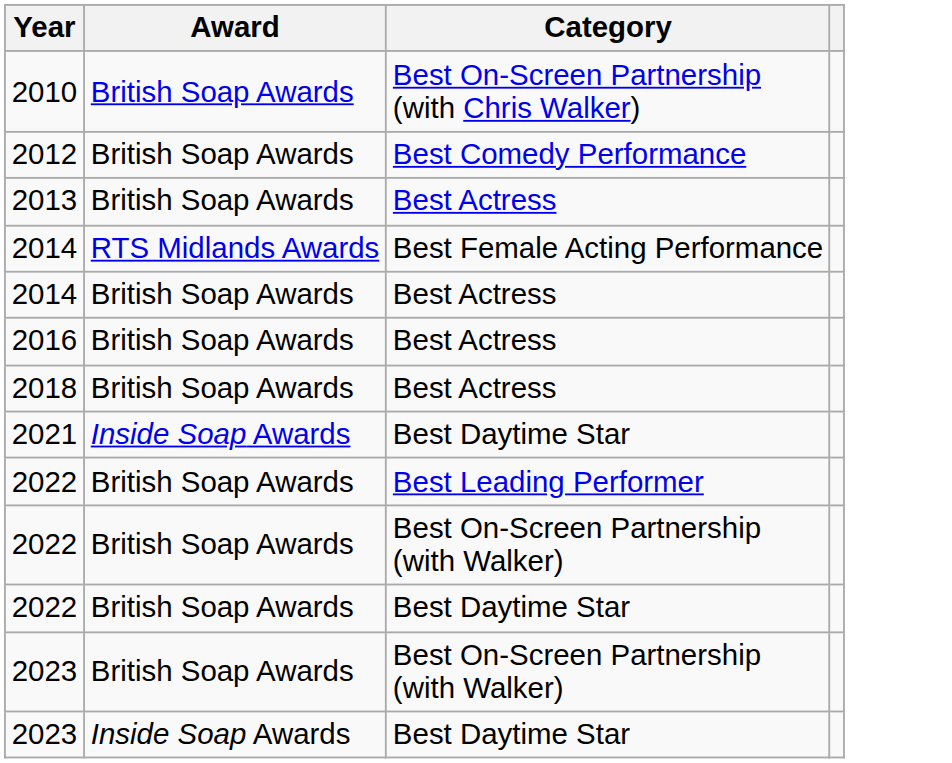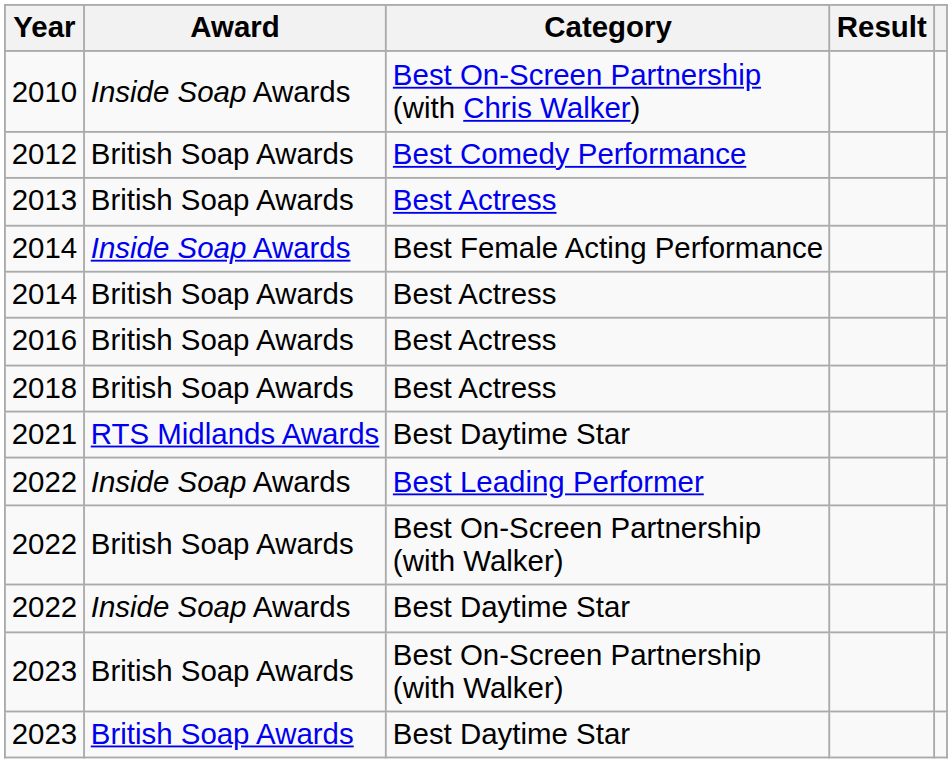+ column: (882, 27)
(222, 91) British Soap Awards -> (221, 91) Inside Soap Awards
(235, 247) RTS Midlands Awards -> (221, 247) Inside Soap Awards
(221, 434) Inside Soap Awards -> (235, 434) RTS Midlands Awards
(222, 481) British Soap Awards -> (221, 481) Inside Soap Awards
(222, 607) British Soap Awards -> (221, 607) Inside Soap Awards
(221, 734) Inside Soap Awards -> (222, 734) British Soap Awards
